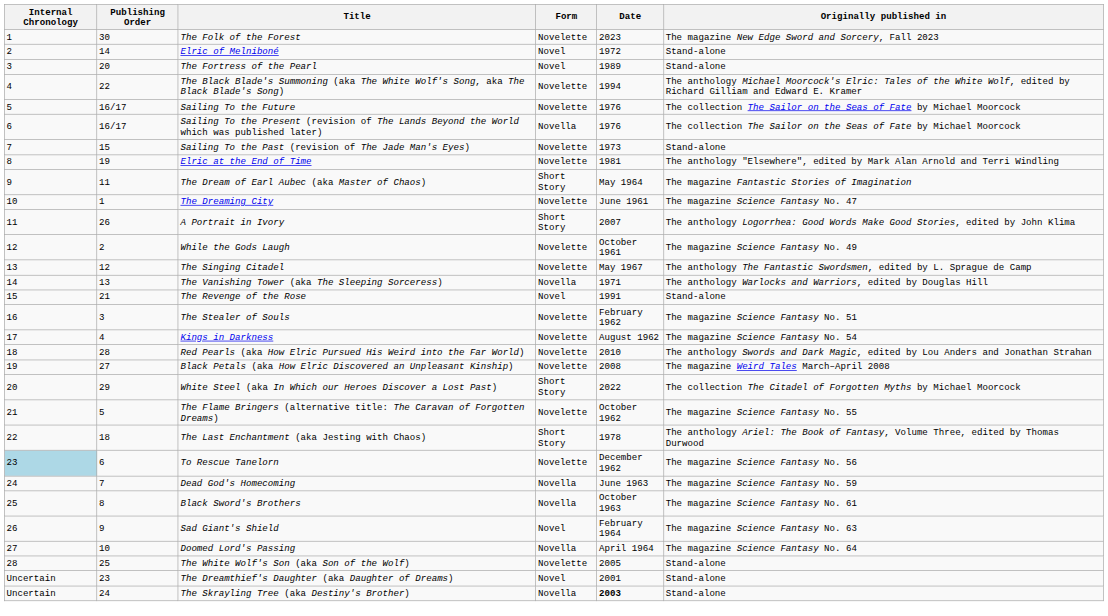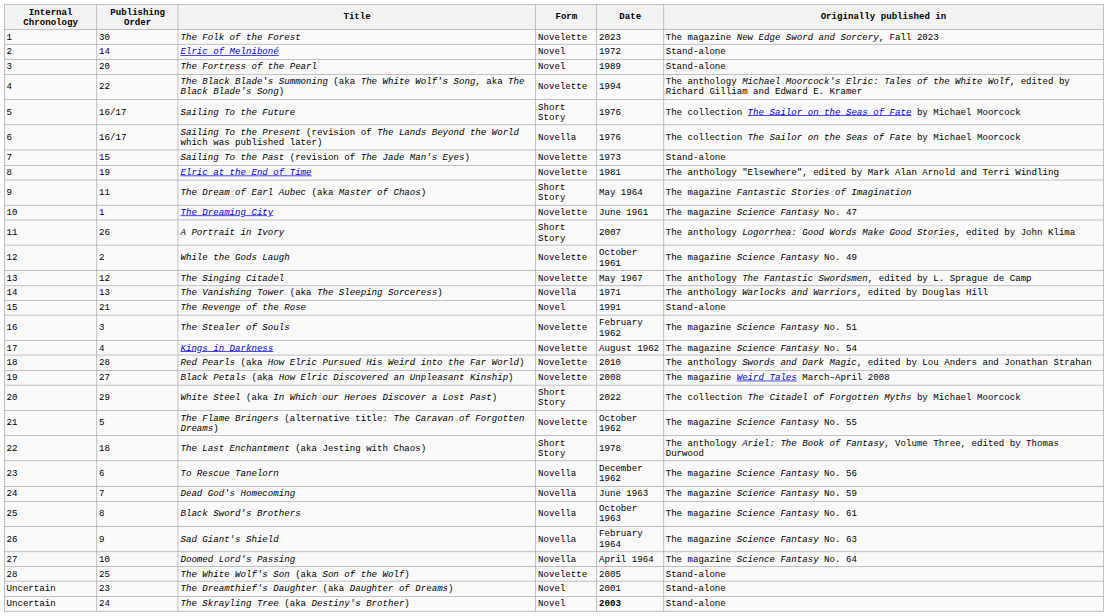(563, 107) Novelette -> (552, 112) Short Story
(12, 463) lightblue background -> (12, 474) no background
(563, 463) Novelette -> (557, 474) Novella
(552, 529) Novel -> (557, 539) Novella
(557, 593) Novella -> (552, 604) Novel
